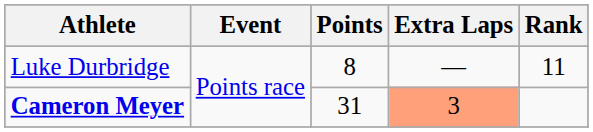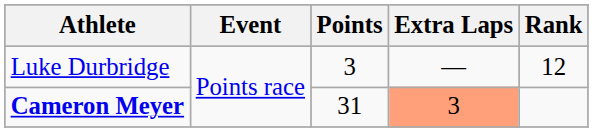(350, 66) 8 -> (350, 66) 3
(554, 66) 11 -> (554, 66) 12
